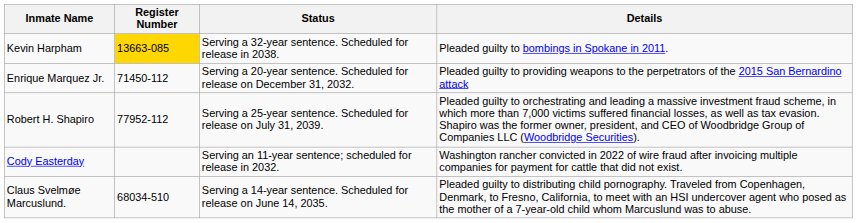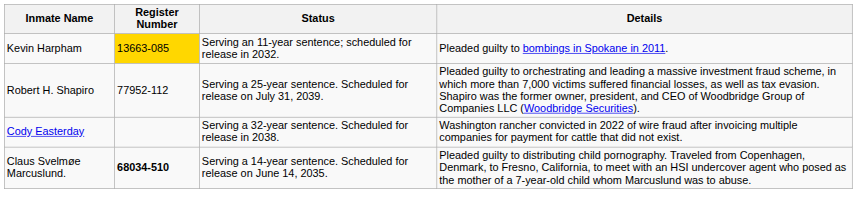(305, 48) Serving a 32-year sentence. Scheduled for release in 2038. -> (307, 48) Serving an 11-year sentence; scheduled for release in 2032.
- row: (56, 78)
(307, 161) Serving an 11-year sentence; scheduled for release in 2032. -> (305, 132) Serving a 32-year sentence. Scheduled for release in 2038.
(143, 197) normal -> (143, 167) bold
